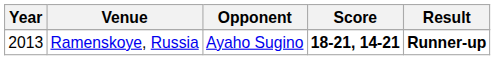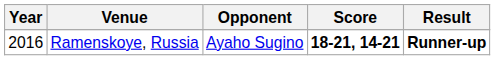(26, 42) 2013 -> (26, 42) 2016
